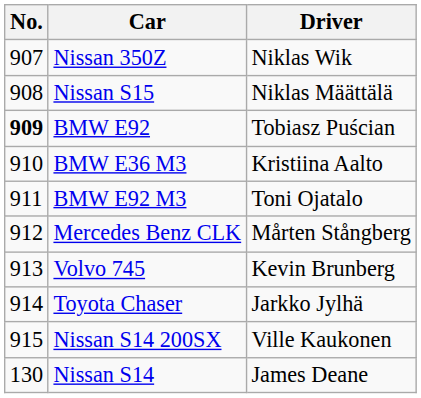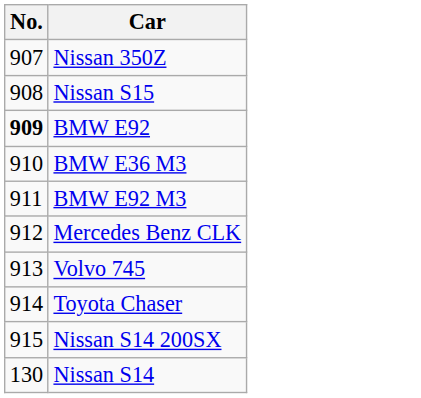- column: (331, 22)
